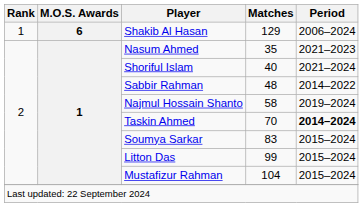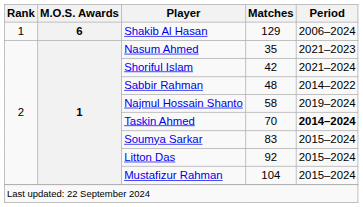(271, 67) 40 -> (271, 67) 42
(271, 157) 99 -> (271, 157) 92
